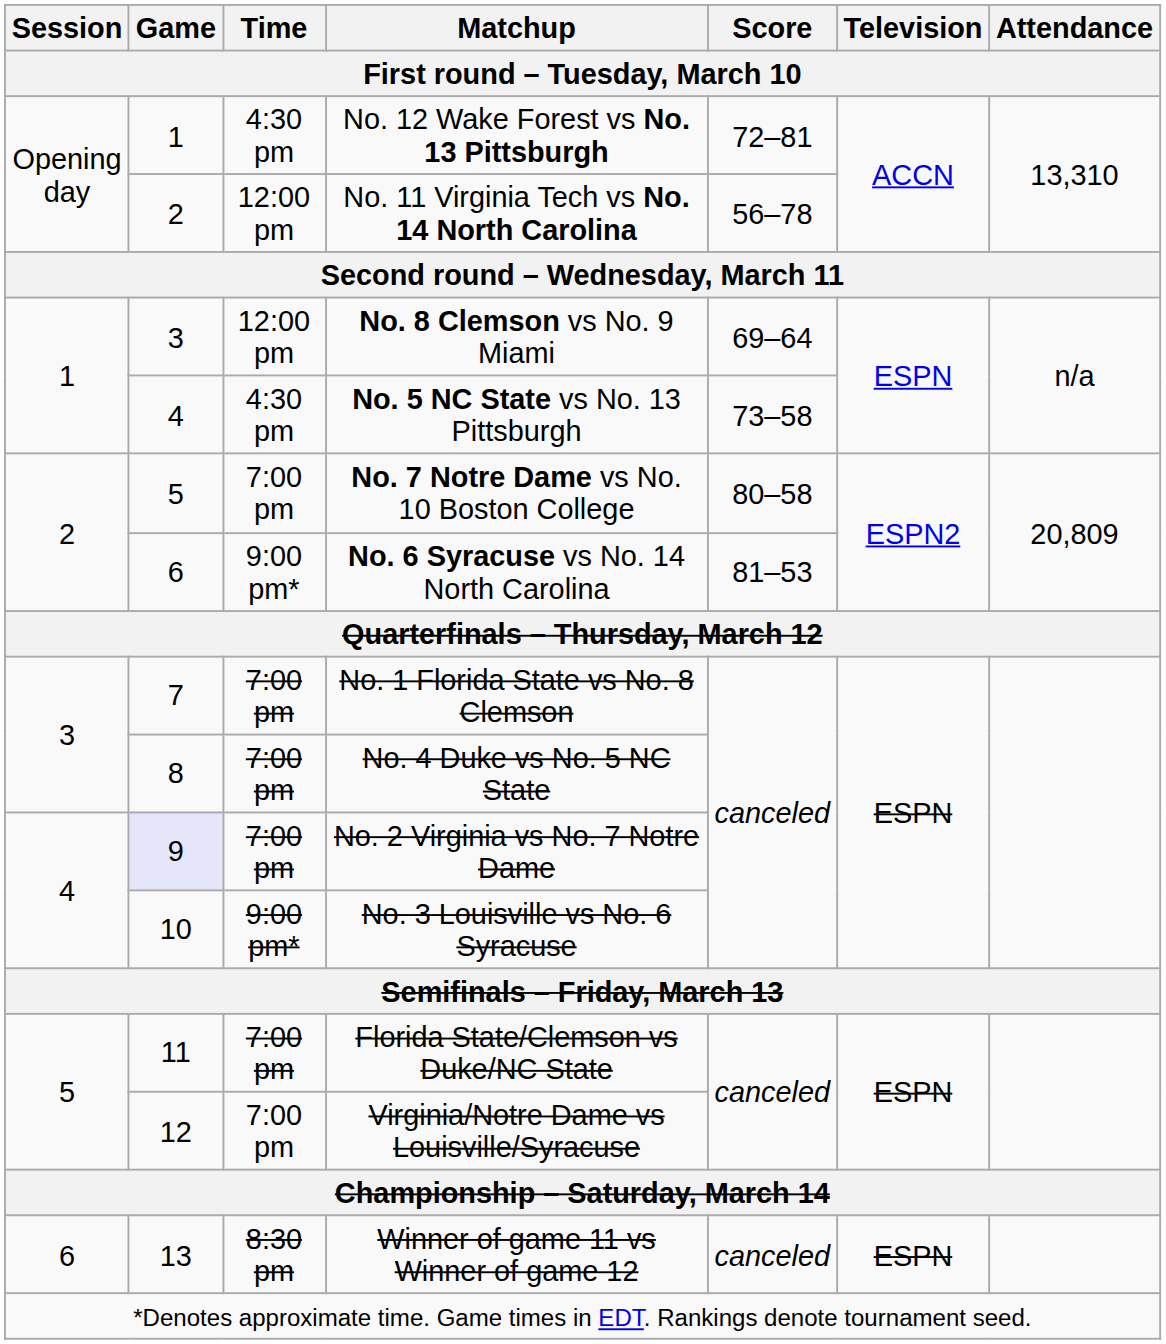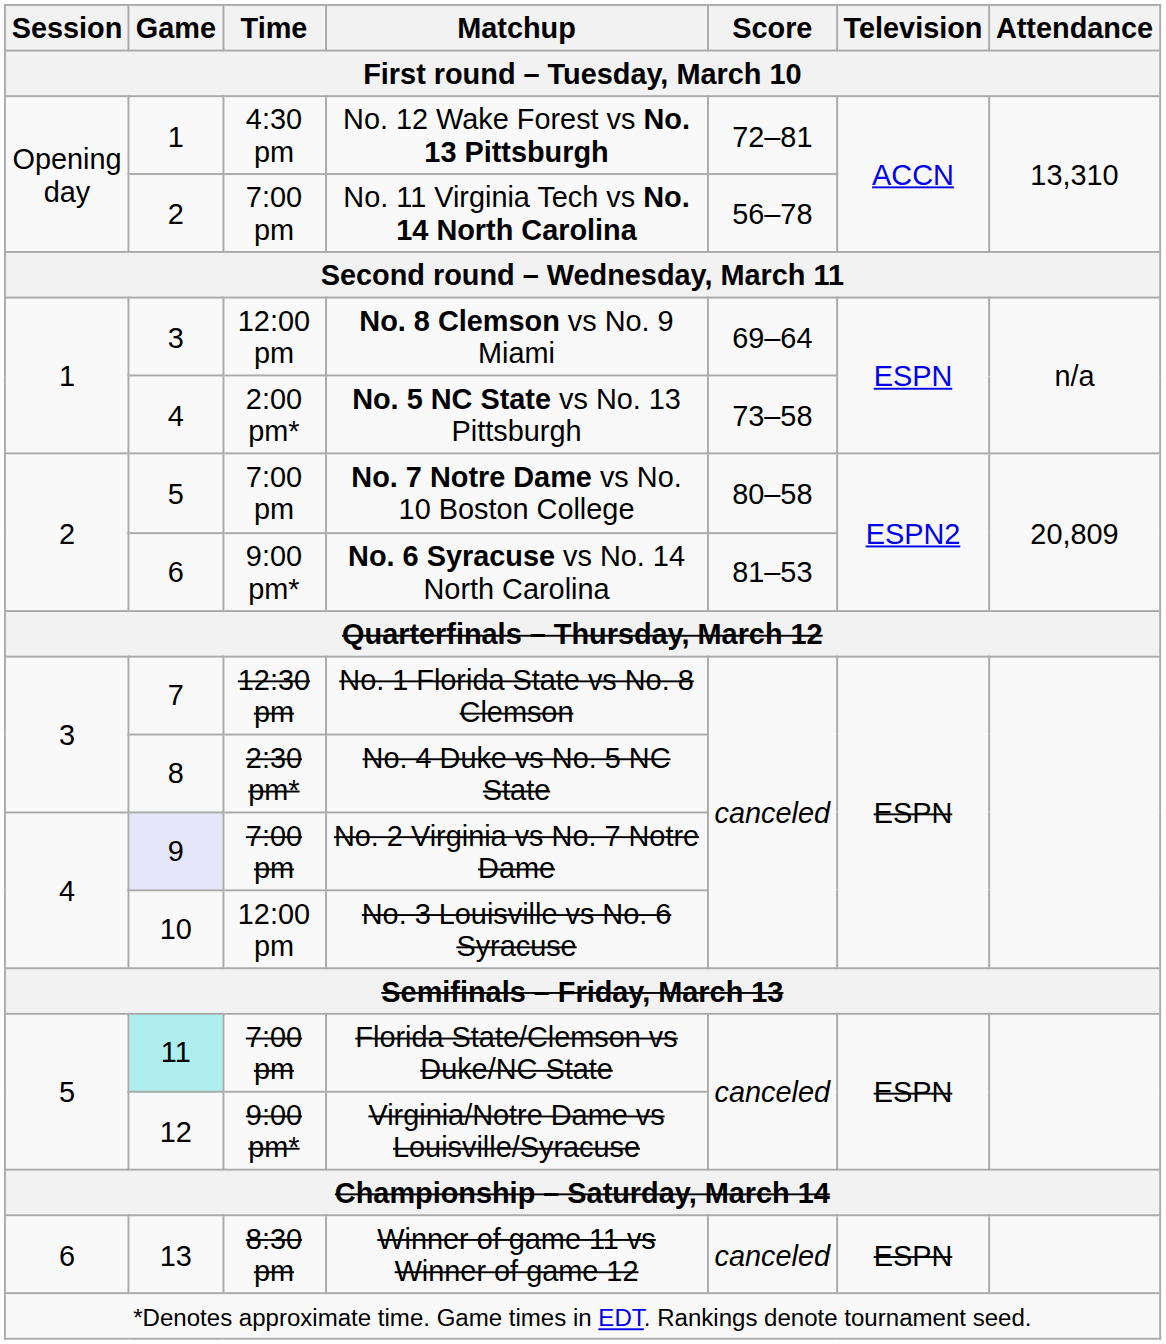(274, 214) 12:00 pm -> (274, 214) 7:00 pm
(274, 415) 4:30 pm -> (274, 415) 2:00 pm*
(274, 695) 7:00 pm -> (274, 695) 12:30 pm
(274, 773) 7:00 pm -> (274, 773) 2:30 pm*
(274, 929) 9:00 pm* -> (274, 929) 12:00 pm
(176, 1053) no background -> (176, 1053) paleturquoise background
(274, 1131) 7:00 pm -> (274, 1131) 9:00 pm*
